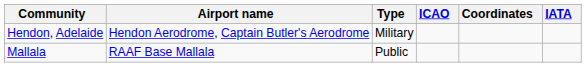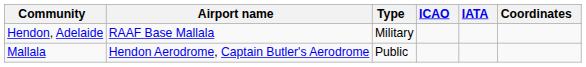columns swapped: (562, 14) <-> (501, 14)
(239, 33) Hendon Aerodrome, Captain Butler's Aerodrome -> (162, 33) RAAF Base Mallala
(162, 52) RAAF Base Mallala -> (239, 52) Hendon Aerodrome, Captain Butler's Aerodrome
